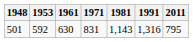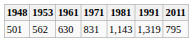(40, 29) 592 -> (40, 29) 562
(149, 29) 1,316 -> (149, 29) 1,319
